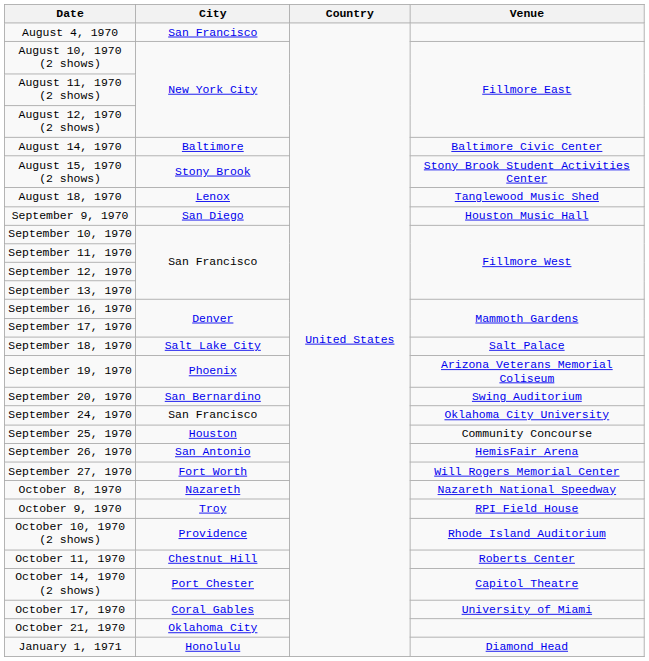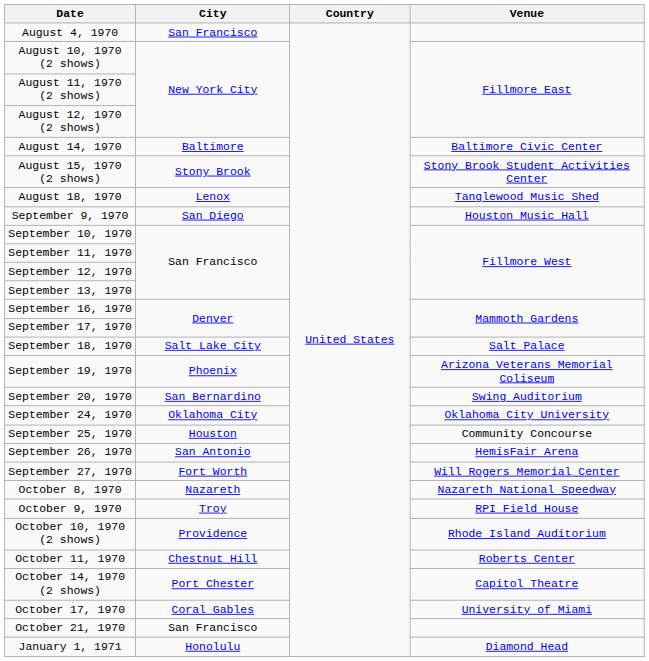(213, 415) San Francisco -> (213, 415) Oklahoma City
(213, 628) Oklahoma City -> (213, 628) San Francisco
